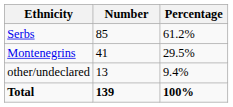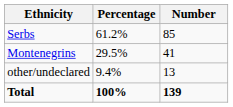columns swapped: (126, 14) <-> (194, 14)
